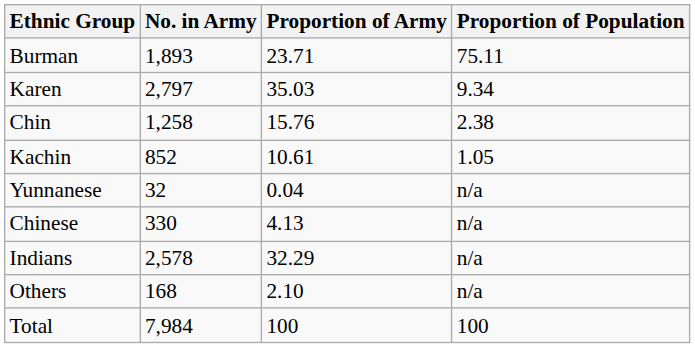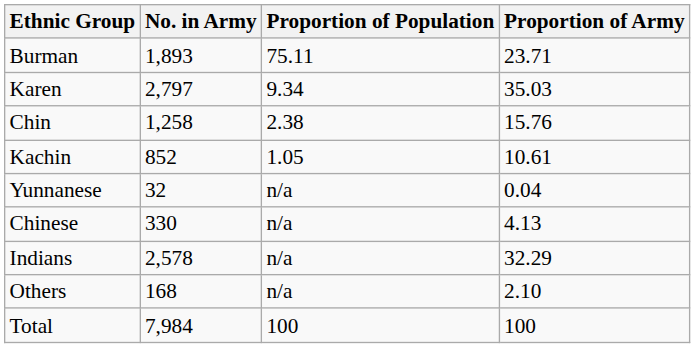columns swapped: (357, 21) <-> (571, 21)
